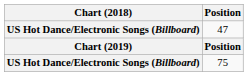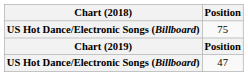rows swapped: (223, 29) <-> (223, 63)
